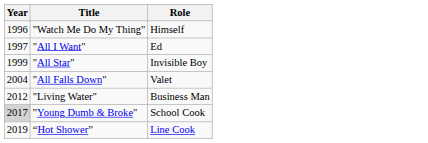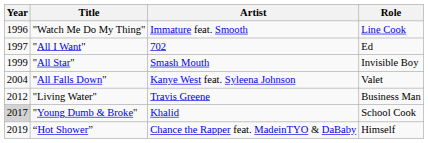+ column: (253, 12)
(167, 29) Himself -> (384, 29) Line Cook
(173, 130) Line Cook -> (378, 130) Himself
